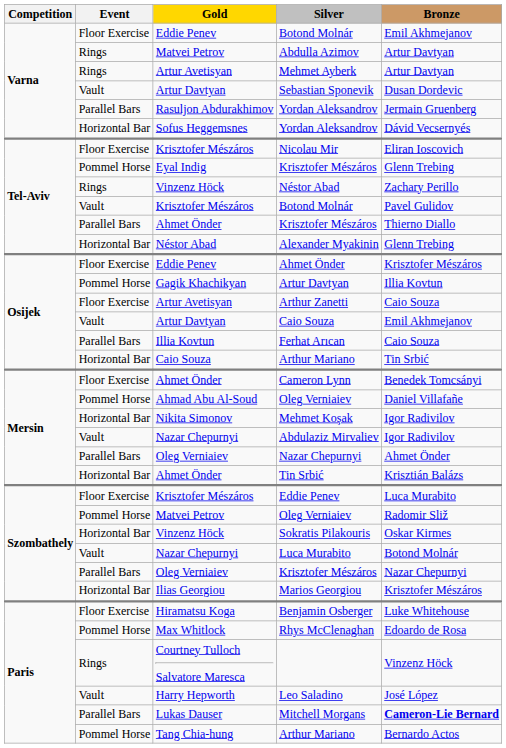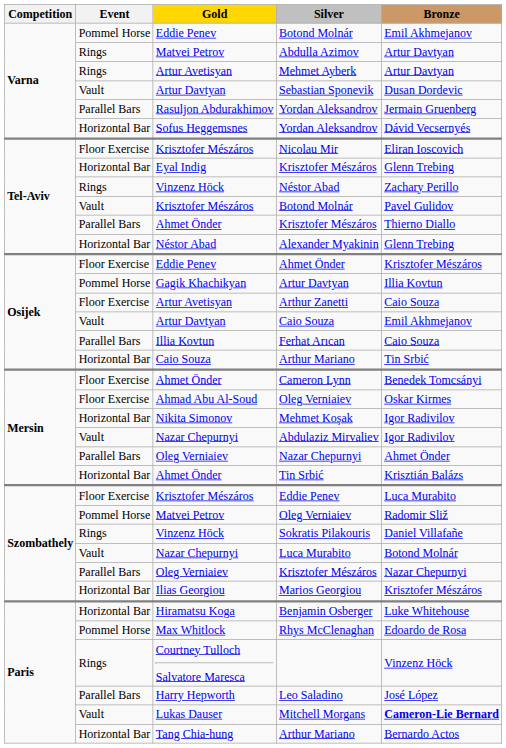(114, 33) Floor Exercise -> (115, 33) Pommel Horse
(115, 167) Pommel Horse -> (114, 167) Horizontal Bar
(115, 399) Pommel Horse -> (114, 399) Floor Exercise
(424, 399) Daniel Villafañe -> (418, 399) Oskar Kirmes
(114, 533) Horizontal Bar -> (93, 533) Rings
(418, 533) Oskar Kirmes -> (424, 533) Daniel Villafañe
(114, 611) Floor Exercise -> (114, 611) Horizontal Bar
(91, 695) Vault -> (109, 695) Parallel Bars
(109, 714) Parallel Bars -> (91, 714) Vault
(115, 733) Pommel Horse -> (114, 733) Horizontal Bar
